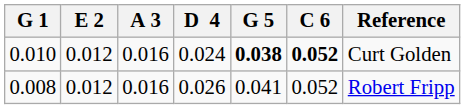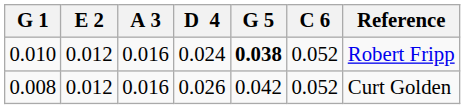(315, 53) bold -> (315, 53) normal
(399, 53) Curt Golden -> (401, 53) Robert Fripp
(258, 86) 0.041 -> (258, 86) 0.042
(401, 86) Robert Fripp -> (399, 86) Curt Golden
